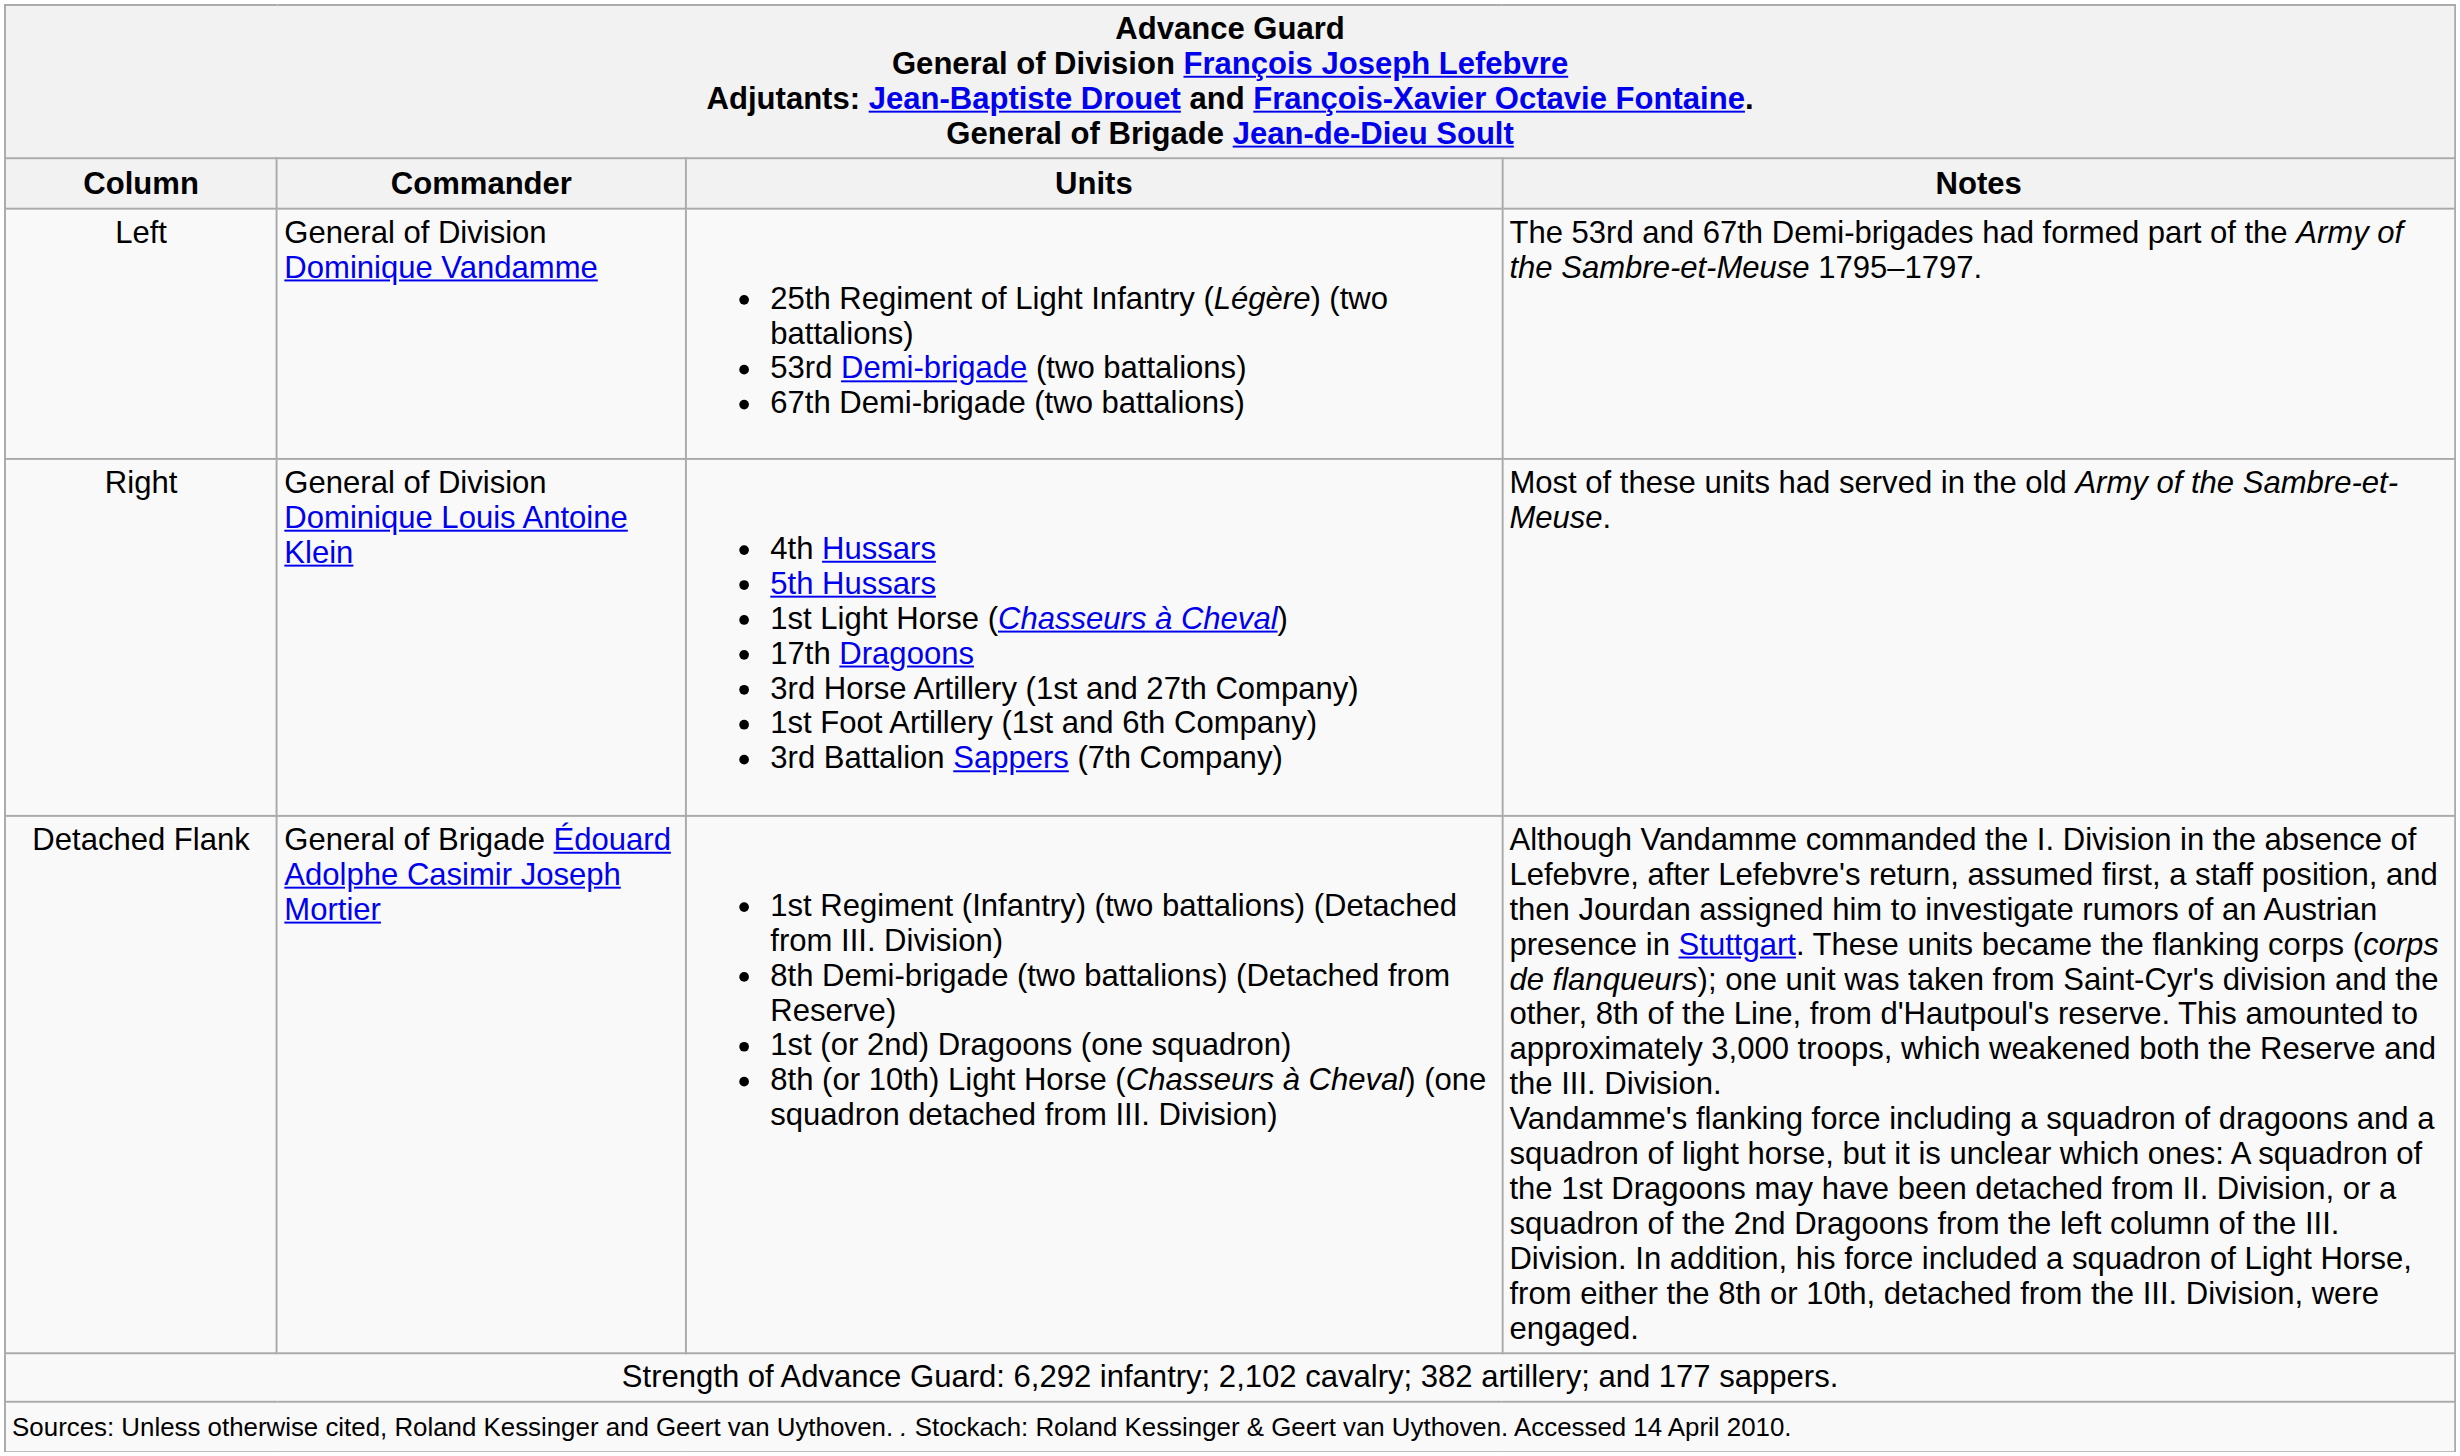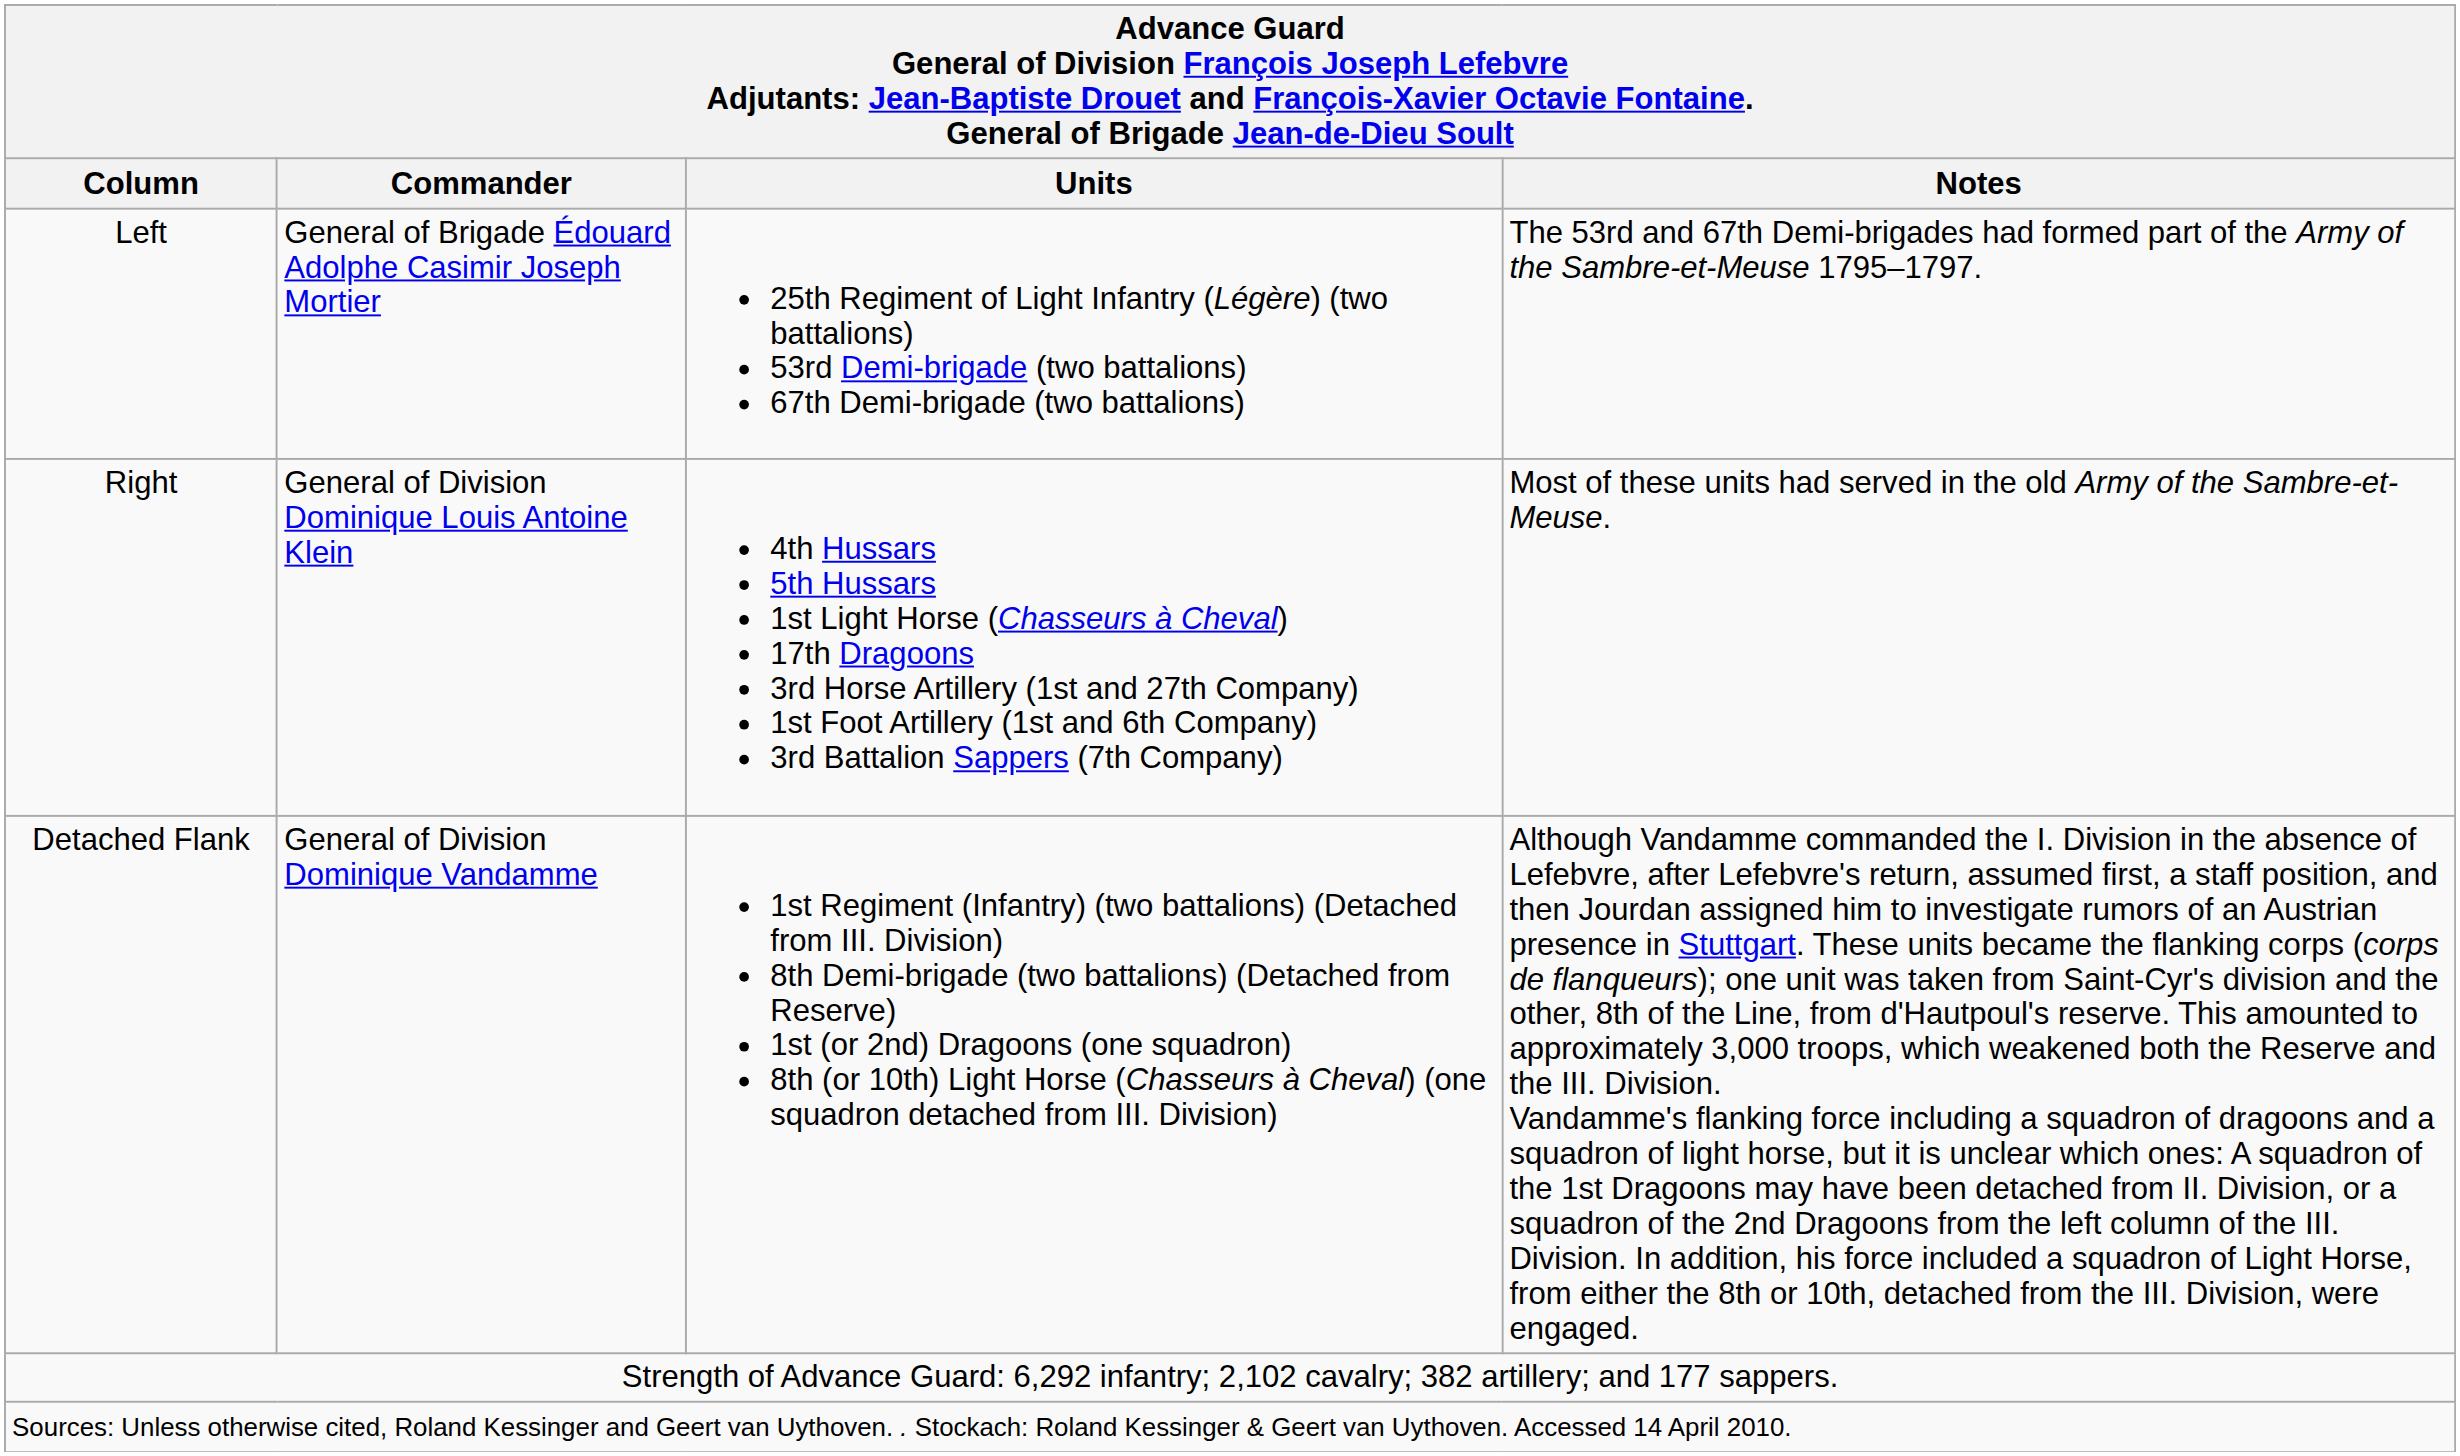(441, 249) General of Division Dominique Vandamme -> (478, 267) General of Brigade Édouard Adolphe Casimir Joseph Mortier
(478, 873) General of Brigade Édouard Adolphe Casimir Joseph Mortier -> (441, 856) General of Division Dominique Vandamme
